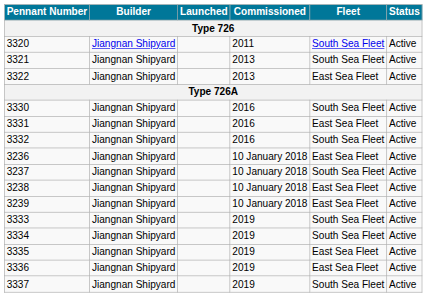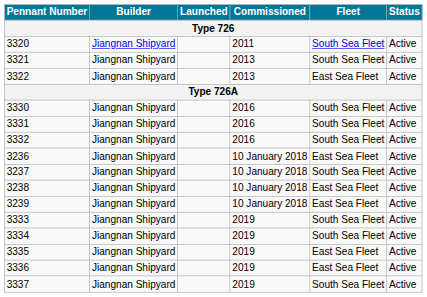(345, 124) East Sea Fleet -> (348, 124) South Sea Fleet
